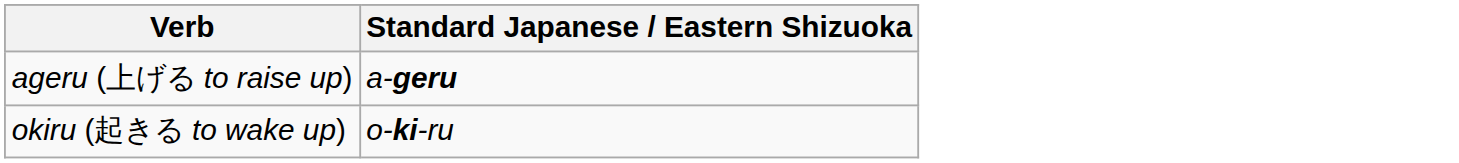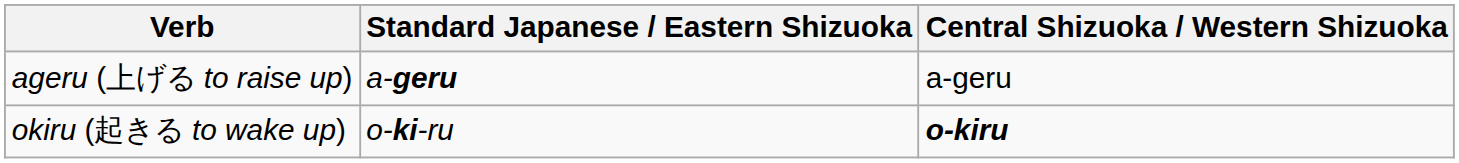+ column: (1187, 28)
